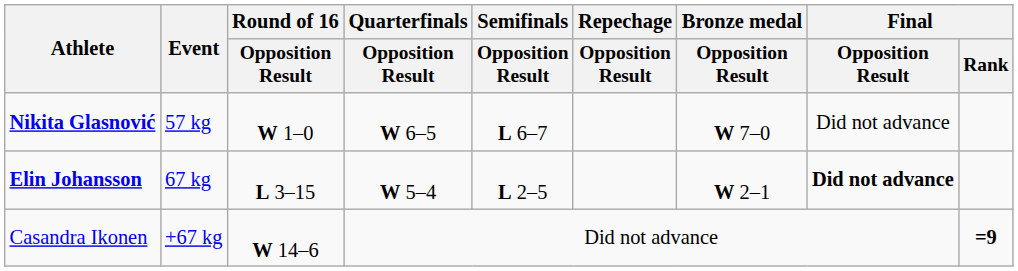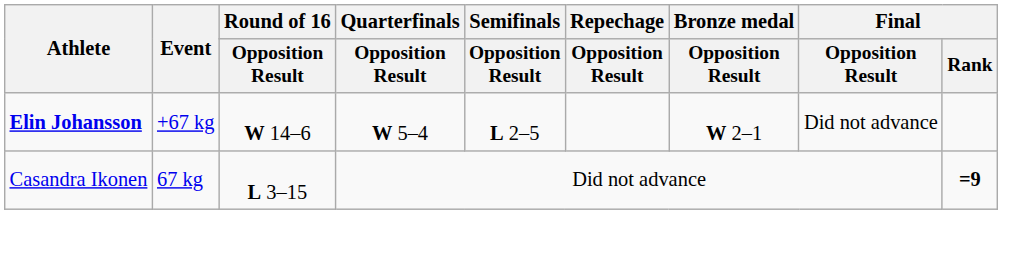- row: (82, 122)
(188, 180) 67 kg -> (186, 122) +67 kg
(285, 192) L 3–15 -> (277, 134) W 14–6
(883, 180) bold -> (871, 122) normal
(194, 237) +67 kg -> (180, 180) 67 kg
(285, 249) W 14–6 -> (277, 192) L 3–15
